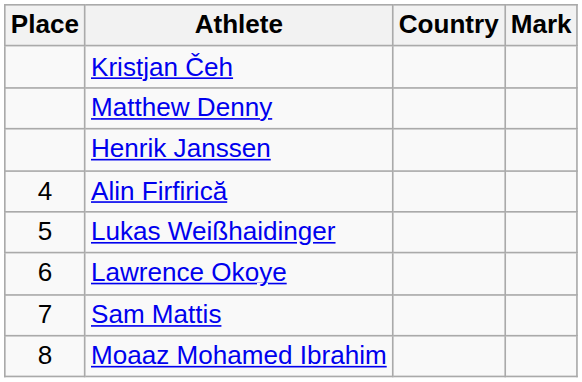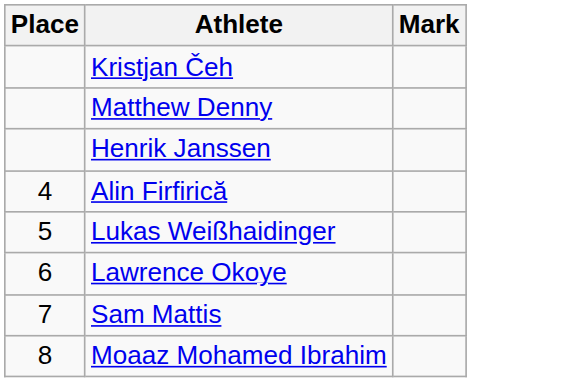- column: (449, 25)
